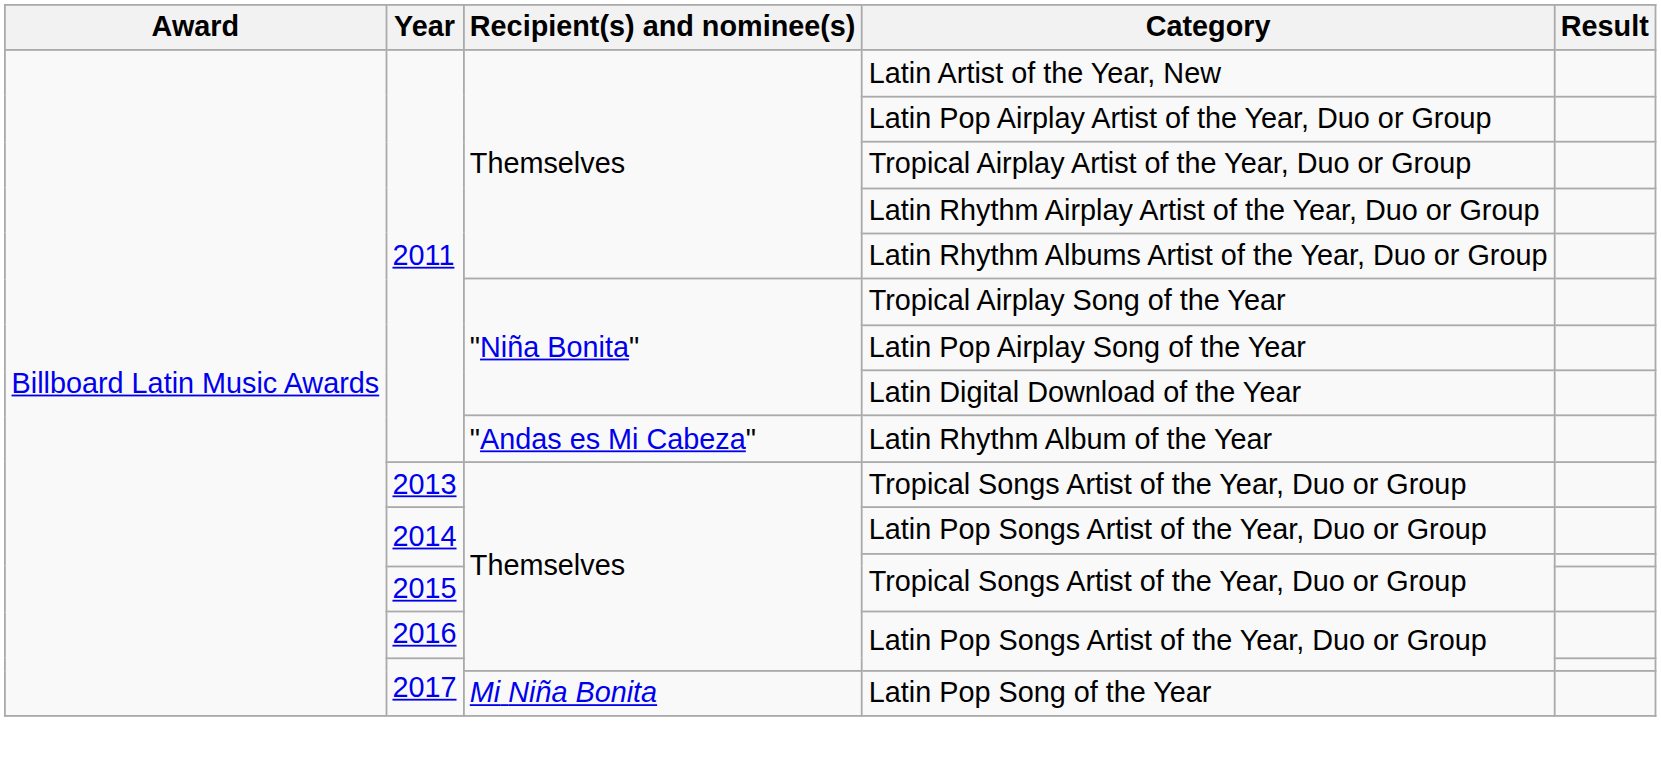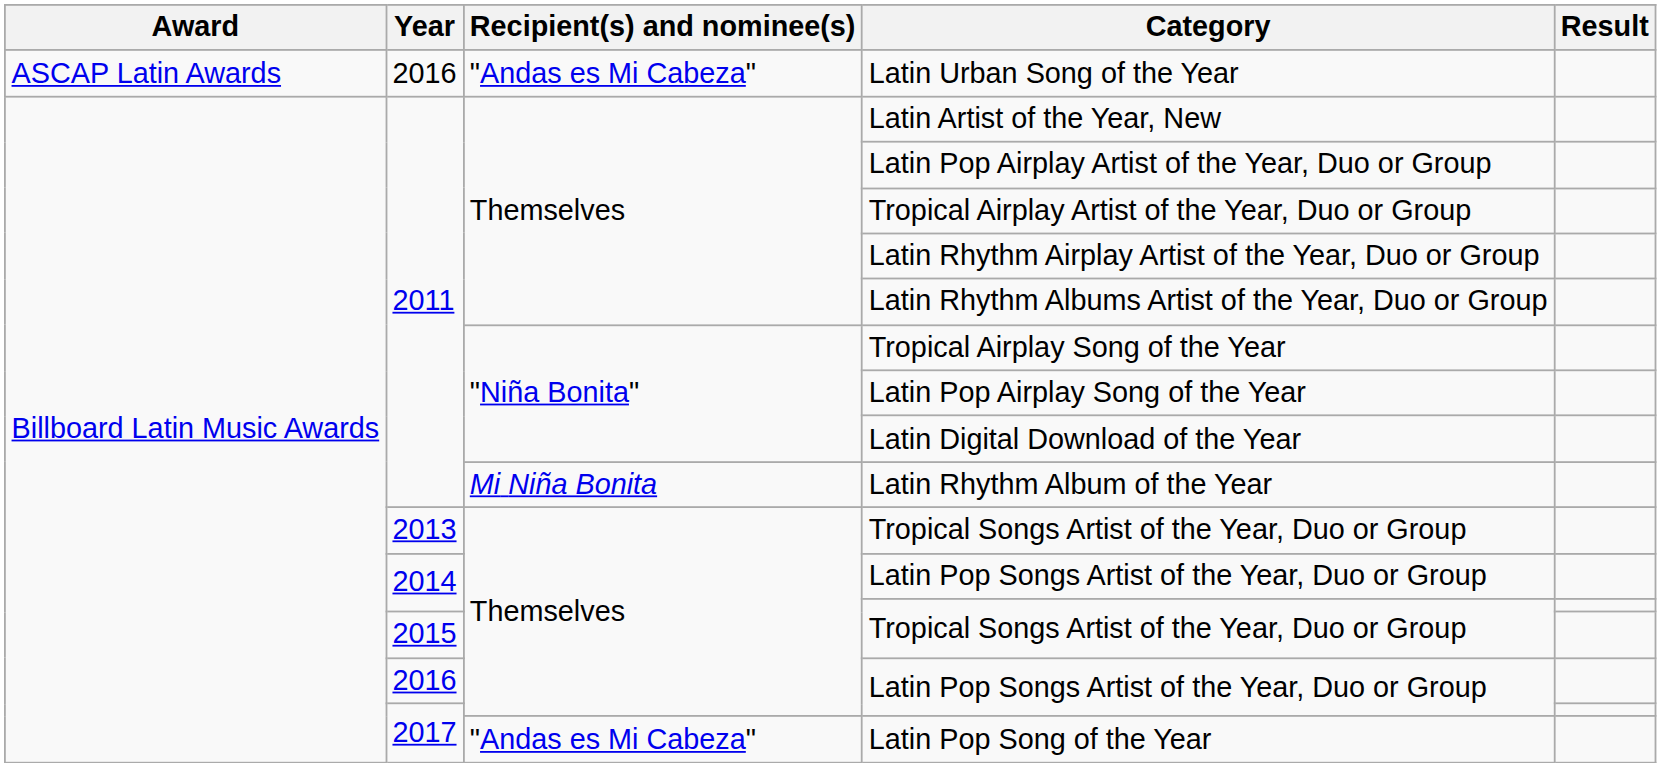+ row: (424, 73)
(613, 438) "Andas es Mi Cabeza" -> (563, 484) Mi Niña Bonita
(563, 693) Mi Niña Bonita -> (613, 739) "Andas es Mi Cabeza"
